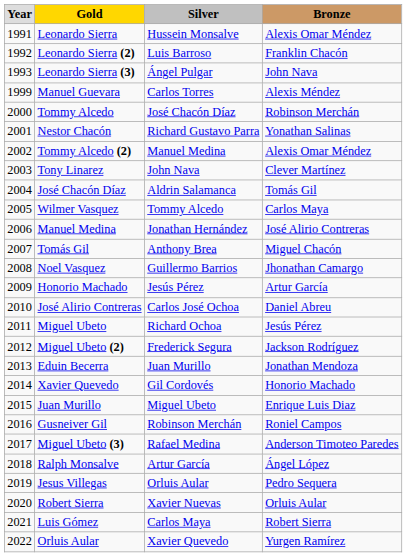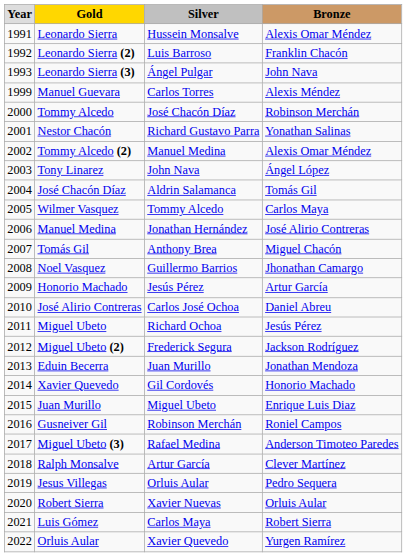(305, 170) Clever Martínez -> (297, 170) Ángel López
(297, 463) Ángel López -> (305, 463) Clever Martínez
